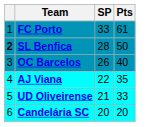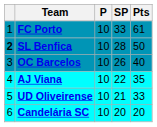+ column: (103, 12)
